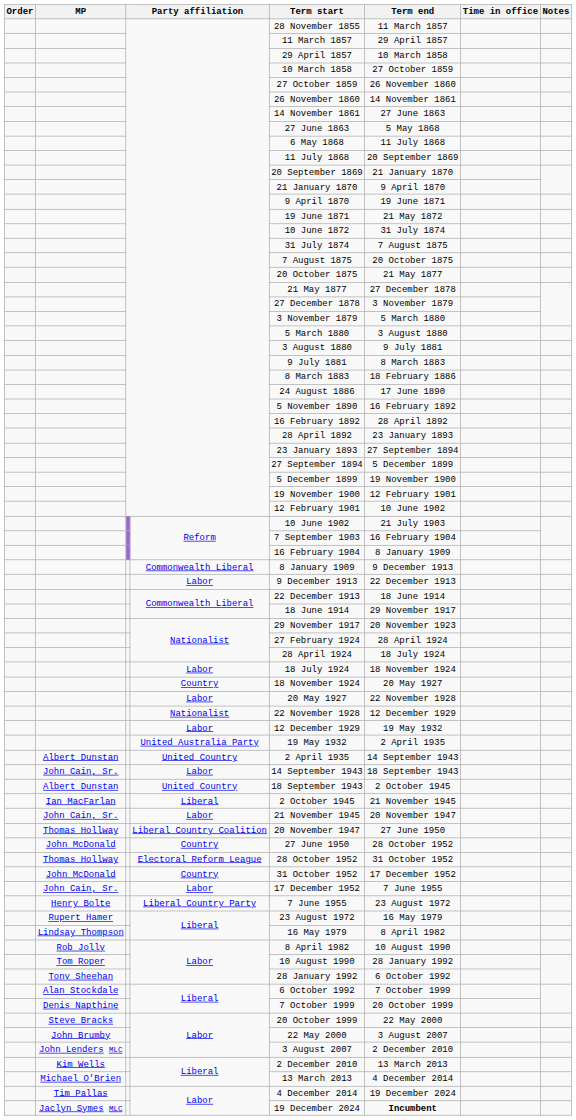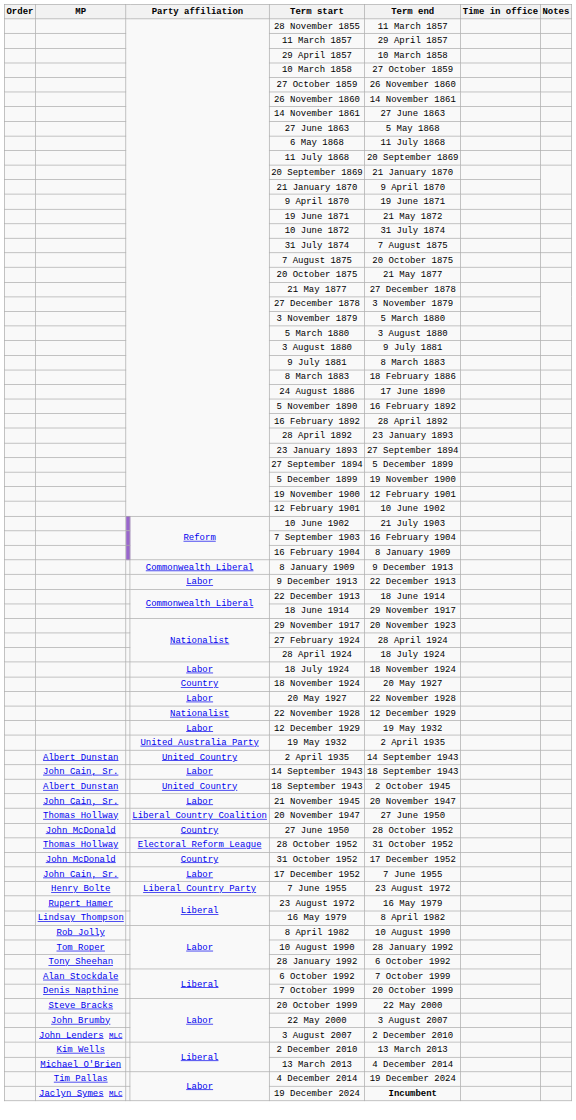- row: (81, 801)
